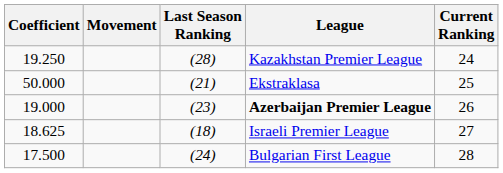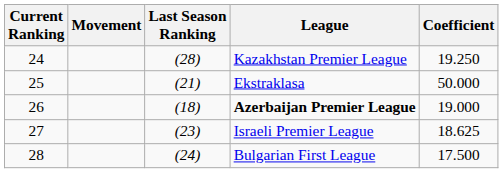columns swapped: (466, 25) <-> (44, 25)
(203, 107) (23) -> (188, 107) (18)
(203, 131) (18) -> (188, 131) (23)
